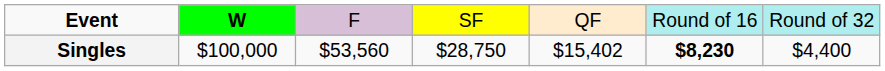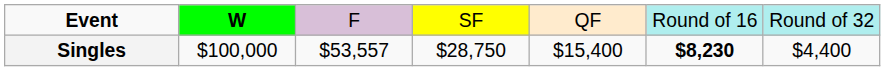(354, 51) $53,560 -> (354, 51) $53,557
(588, 51) $15,402 -> (588, 51) $15,400
